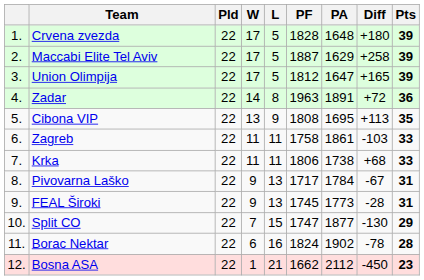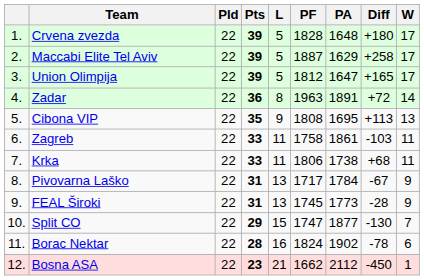columns swapped: (253, 14) <-> (406, 14)
